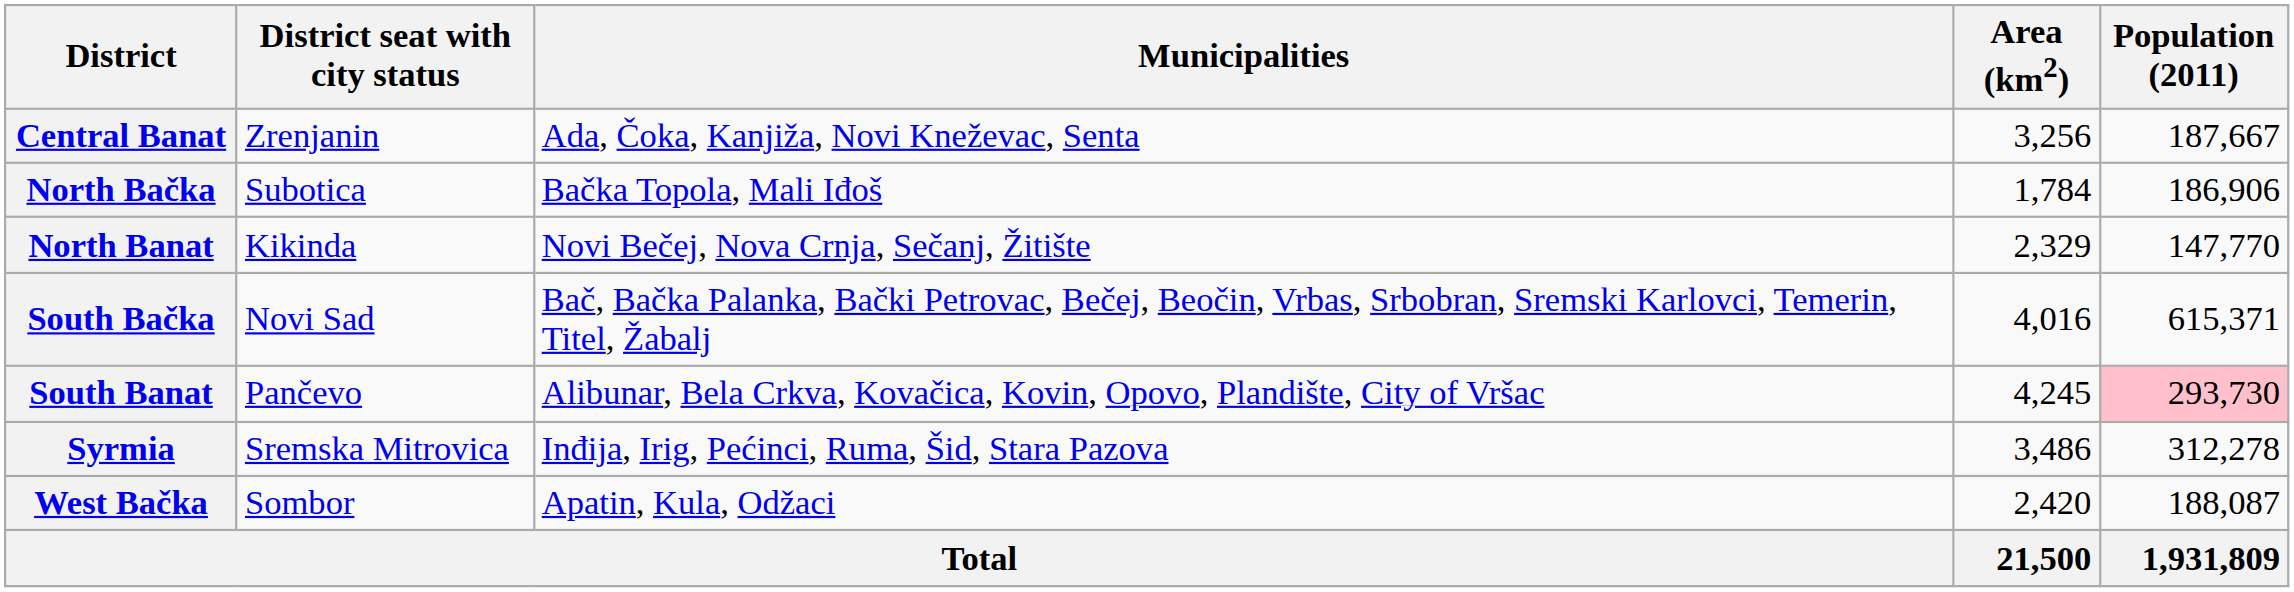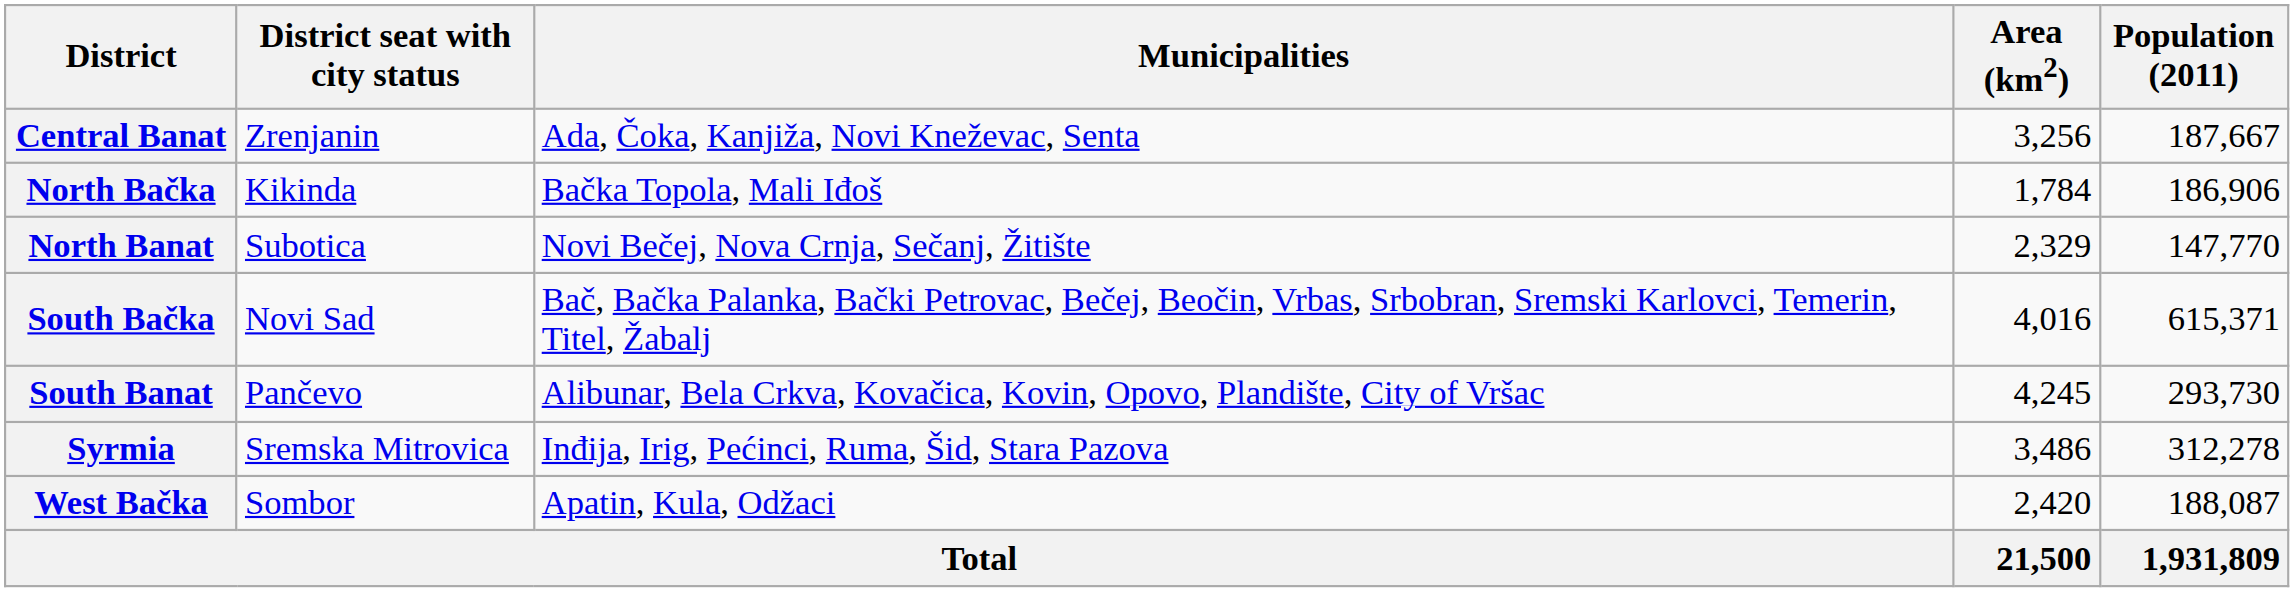(305, 189) Subotica -> (301, 189) Kikinda
(301, 244) Kikinda -> (305, 244) Subotica
(2224, 393) pink background -> (2224, 393) no background
